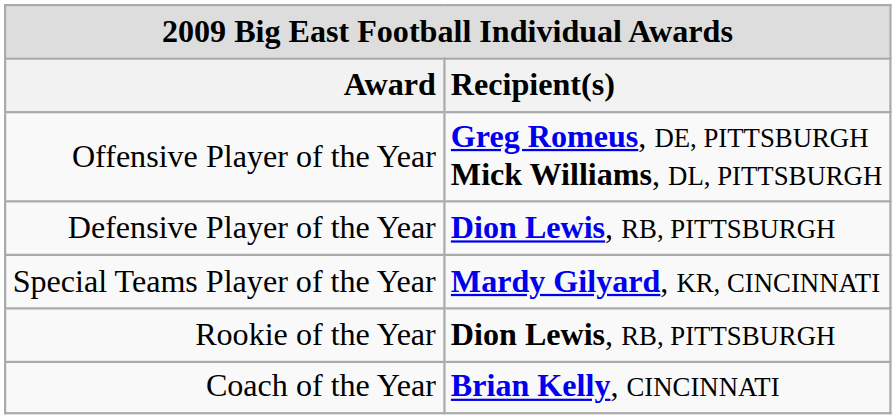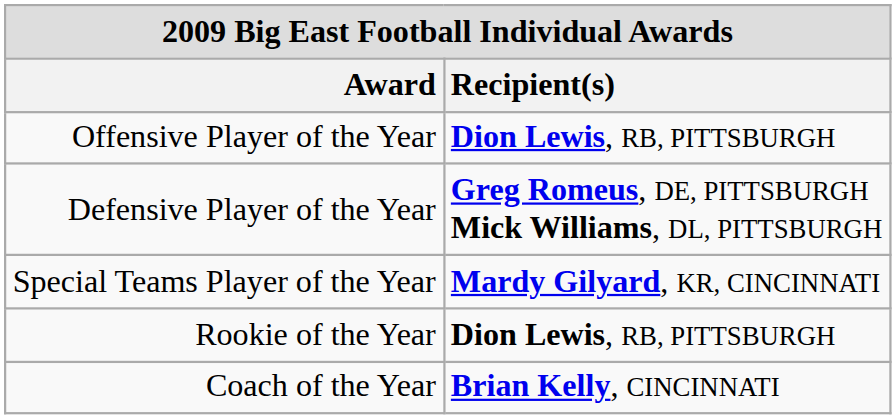(667, 156) Greg Romeus, DE, PITTSBURGH Mick Williams, DL, PITTSBURGH -> (643, 137) Dion Lewis, RB, PITTSBURGH
(643, 228) Dion Lewis, RB, PITTSBURGH -> (667, 209) Greg Romeus, DE, PITTSBURGH Mick Williams, DL, PITTSBURGH
